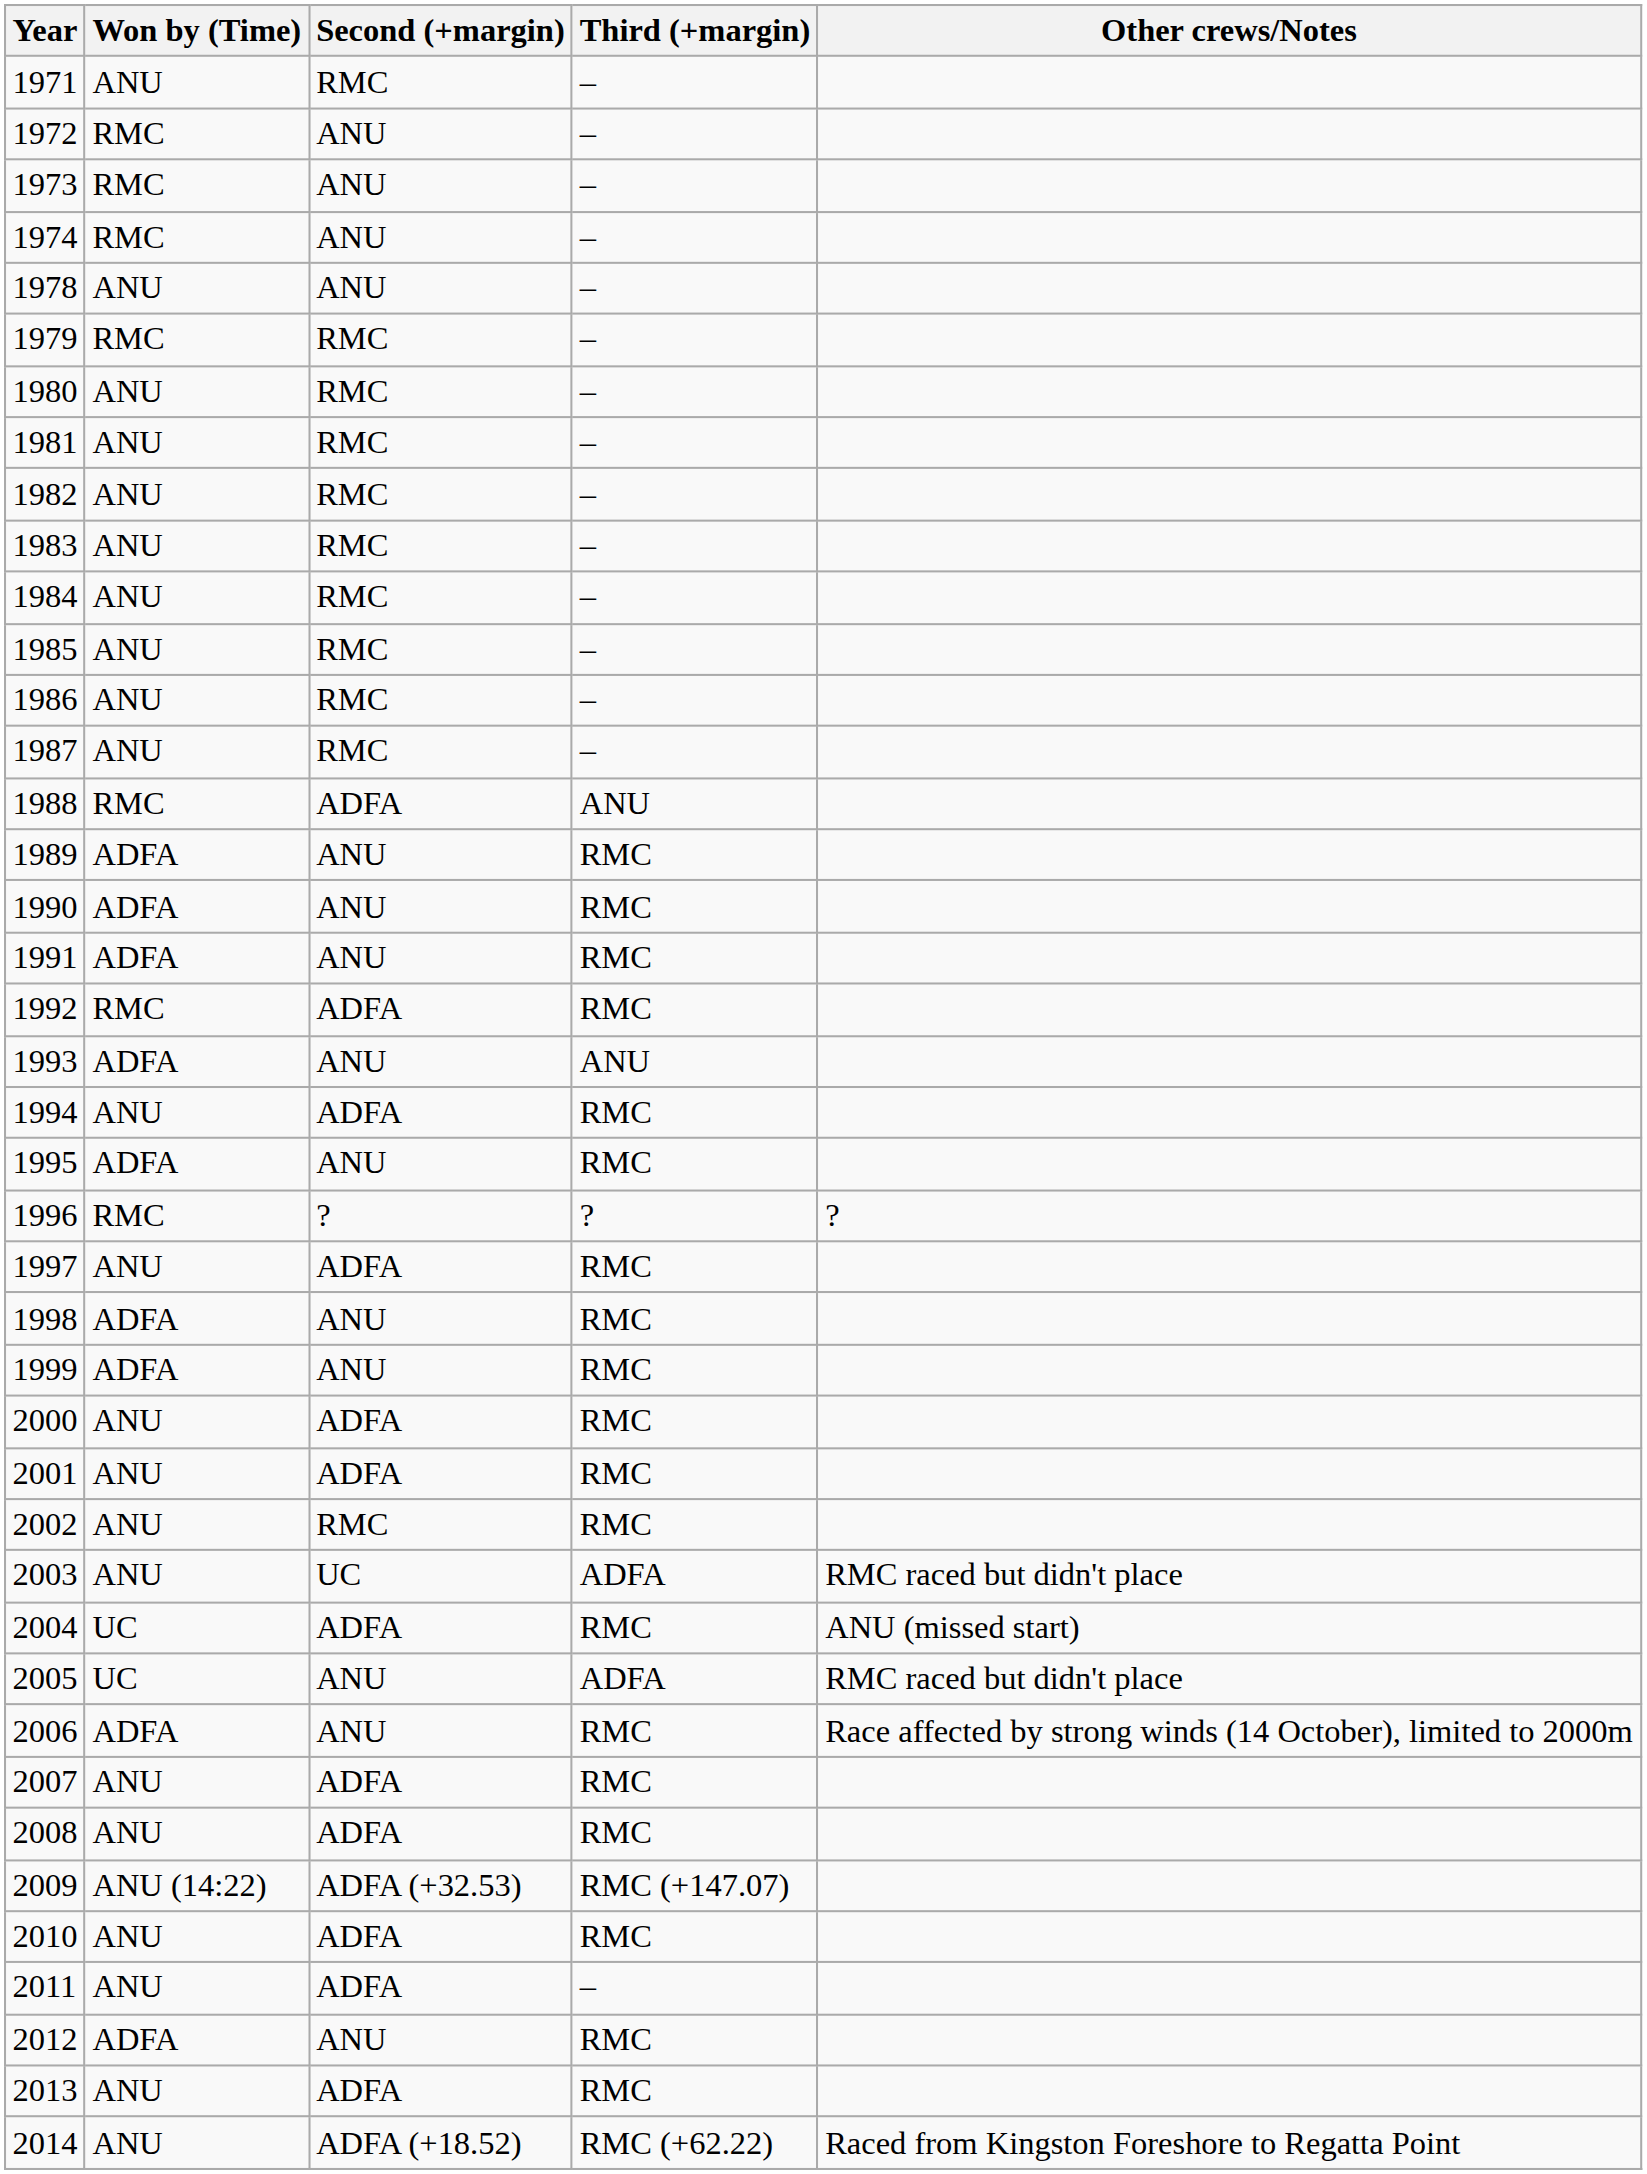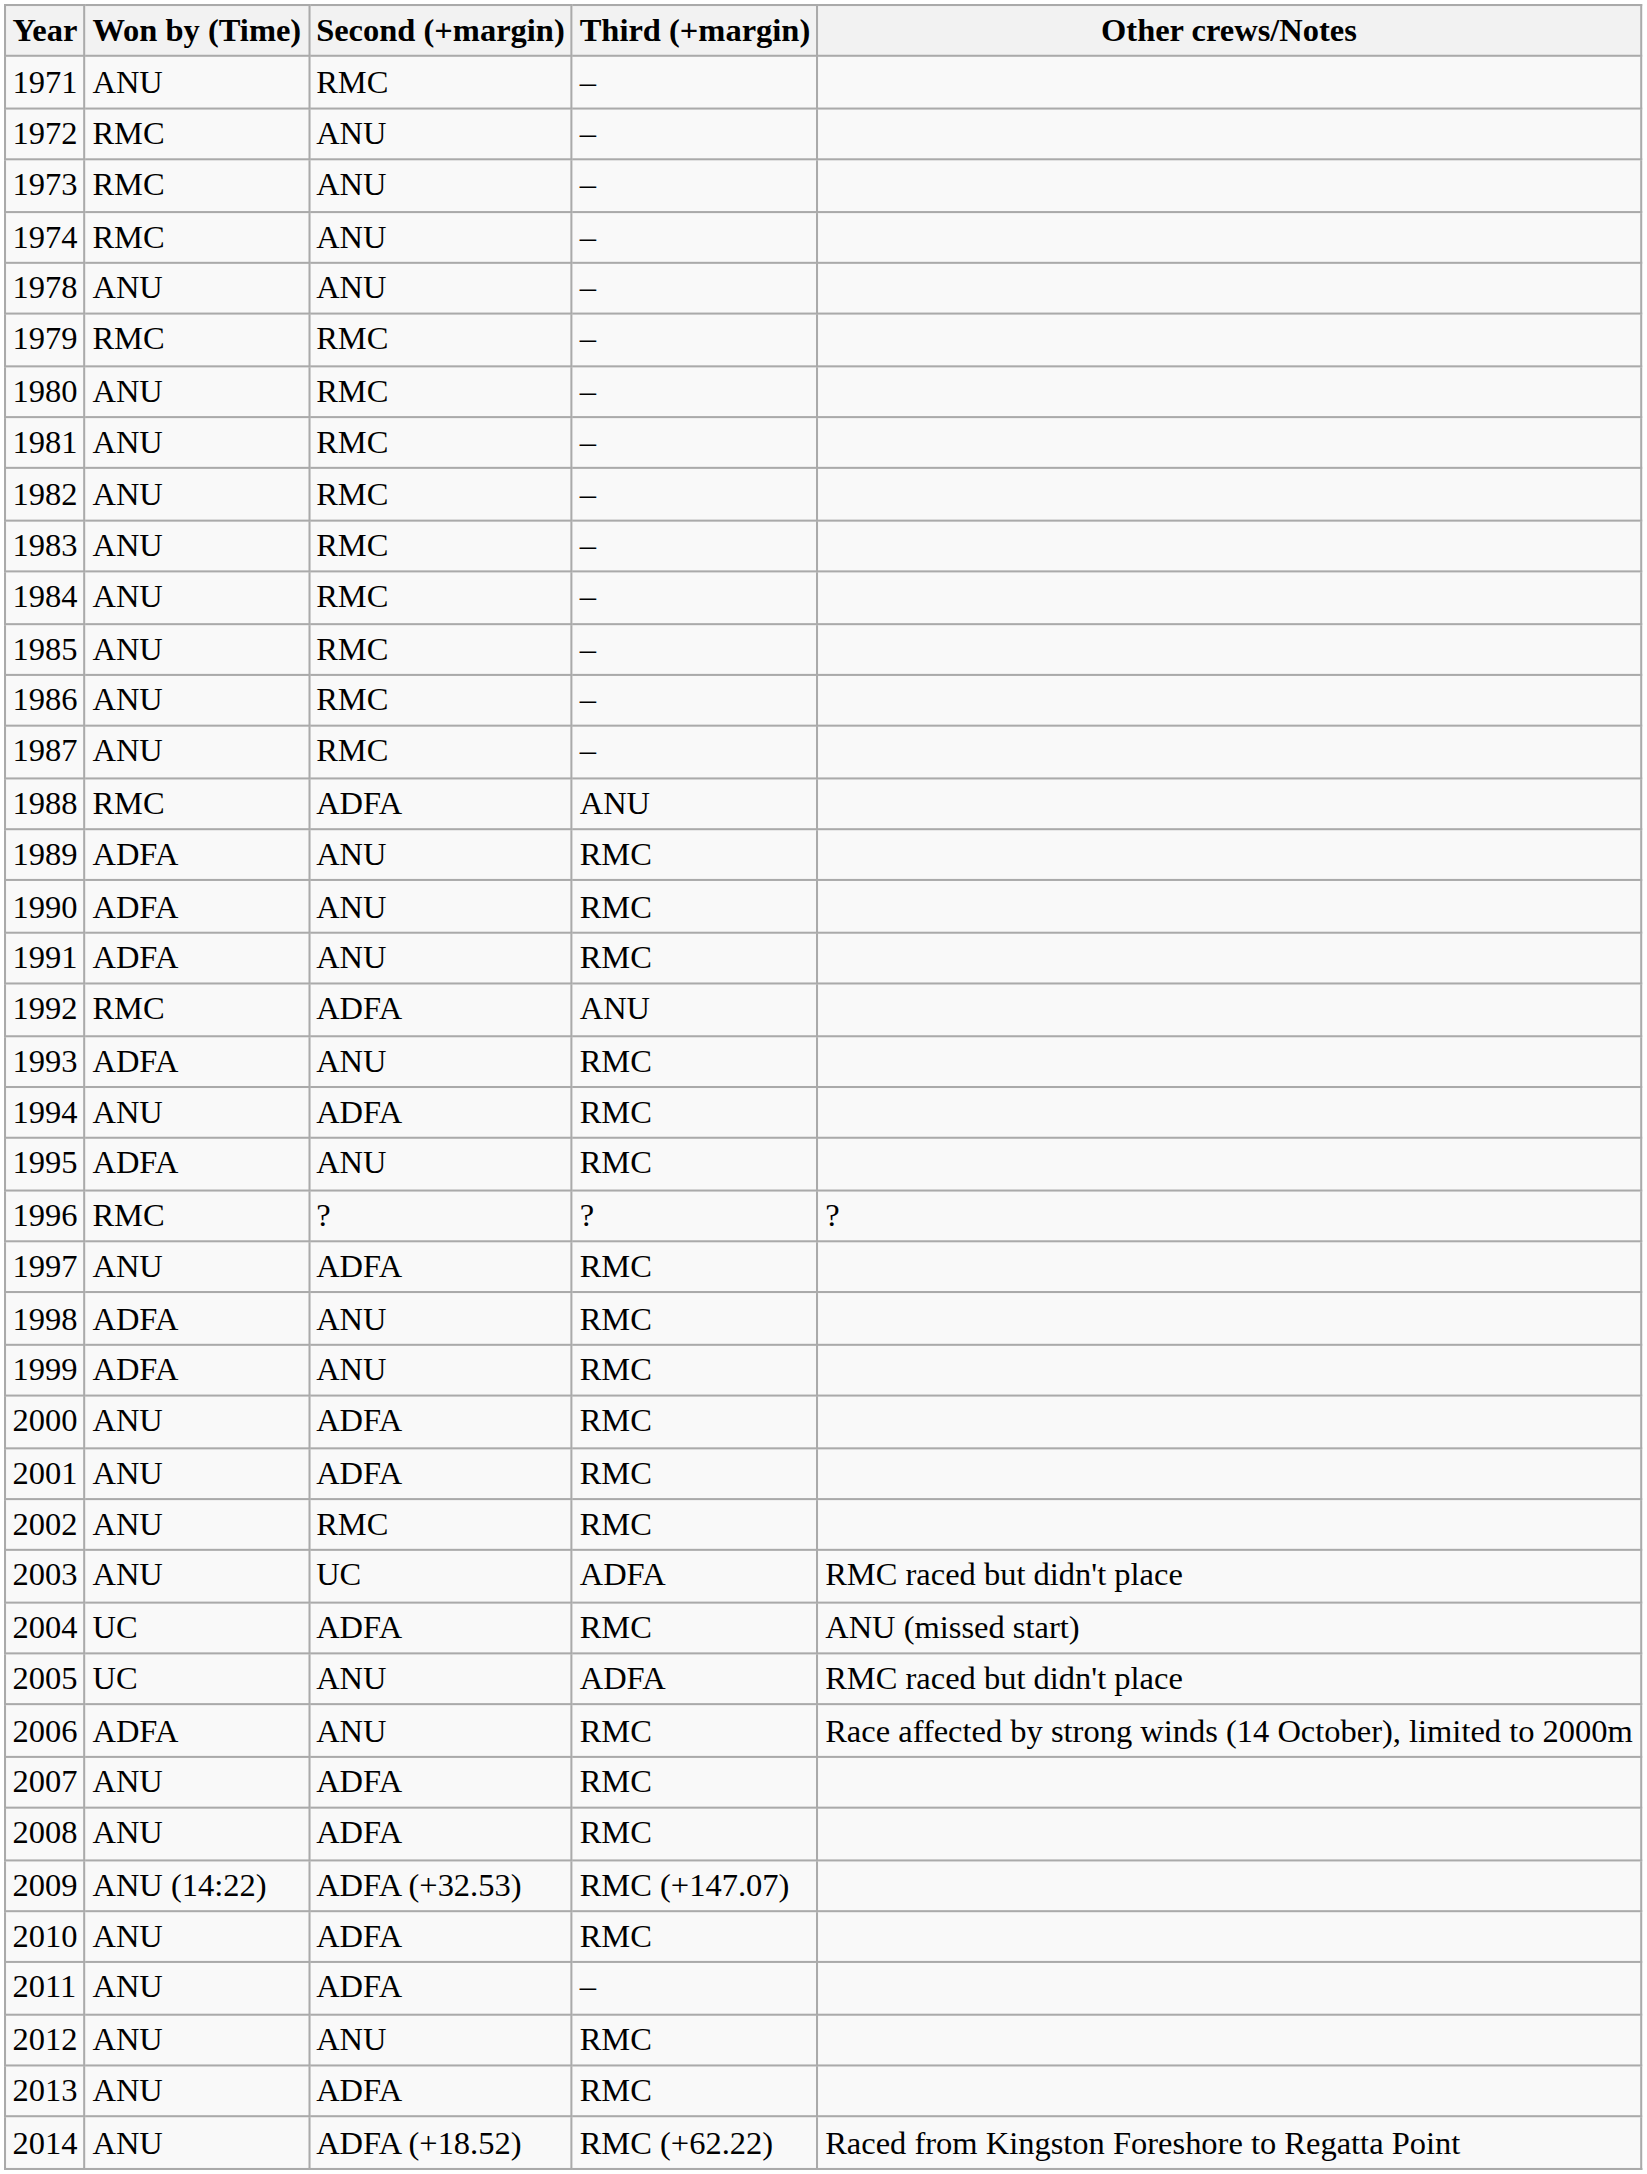(616, 1008) RMC -> (615, 1008) ANU
(615, 1060) ANU -> (616, 1060) RMC
(135, 2039) ADFA -> (128, 2039) ANU
